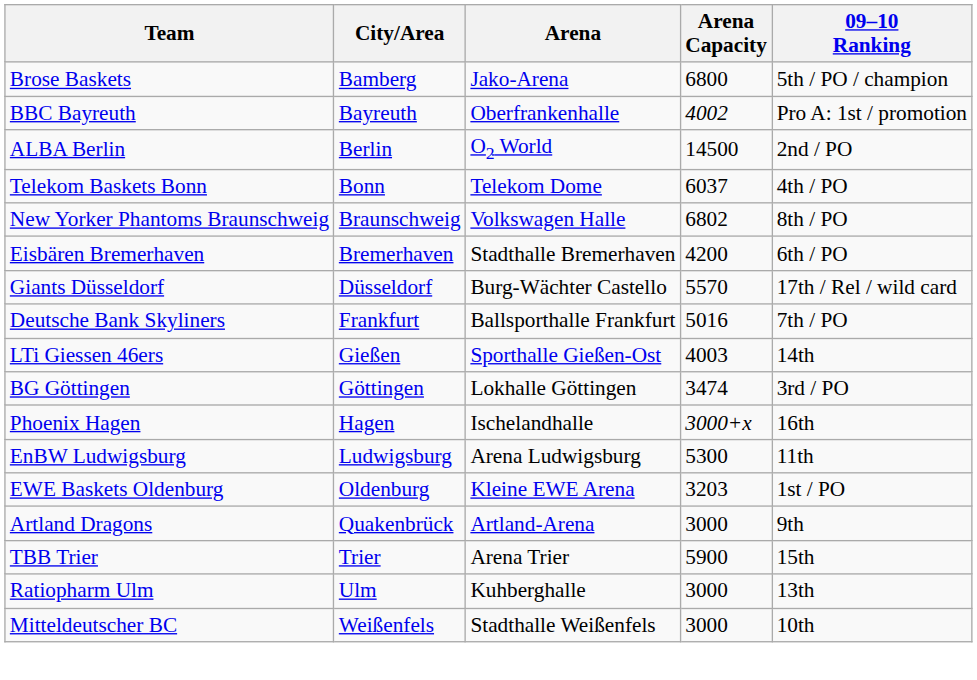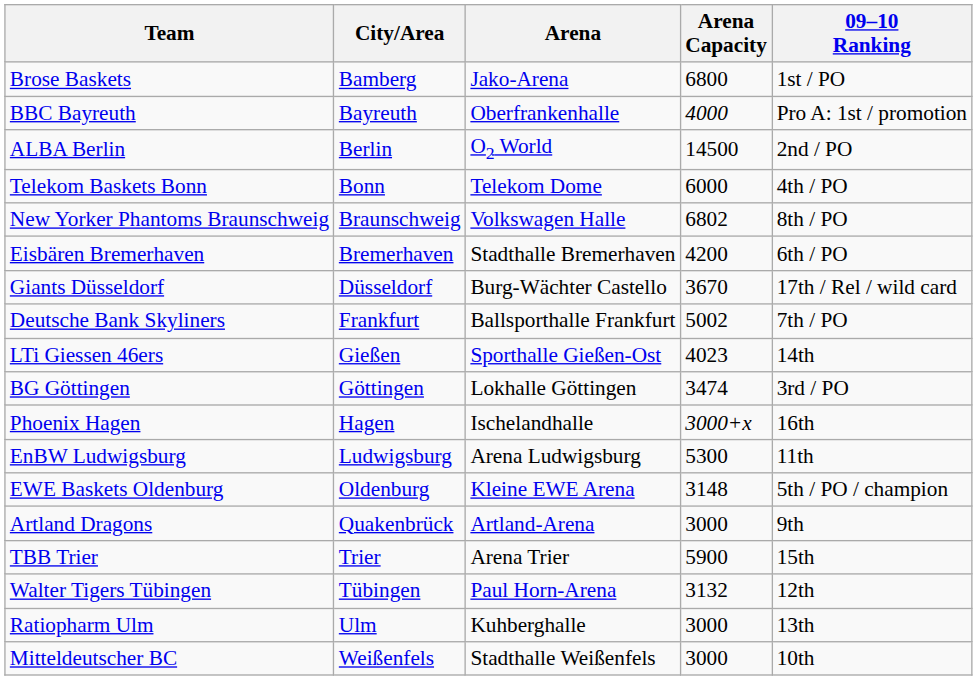(862, 79) 5th / PO / champion -> (811, 79) 1st / PO
(707, 112) 4002 -> (707, 112) 4000
(707, 185) 6037 -> (707, 185) 6000
(707, 287) 5570 -> (707, 287) 3670
(707, 320) 5016 -> (707, 320) 5002
(707, 354) 4003 -> (707, 354) 4023
(707, 489) 3203 -> (707, 489) 3148
(811, 489) 1st / PO -> (862, 489) 5th / PO / champion
+ row: (110, 590)
